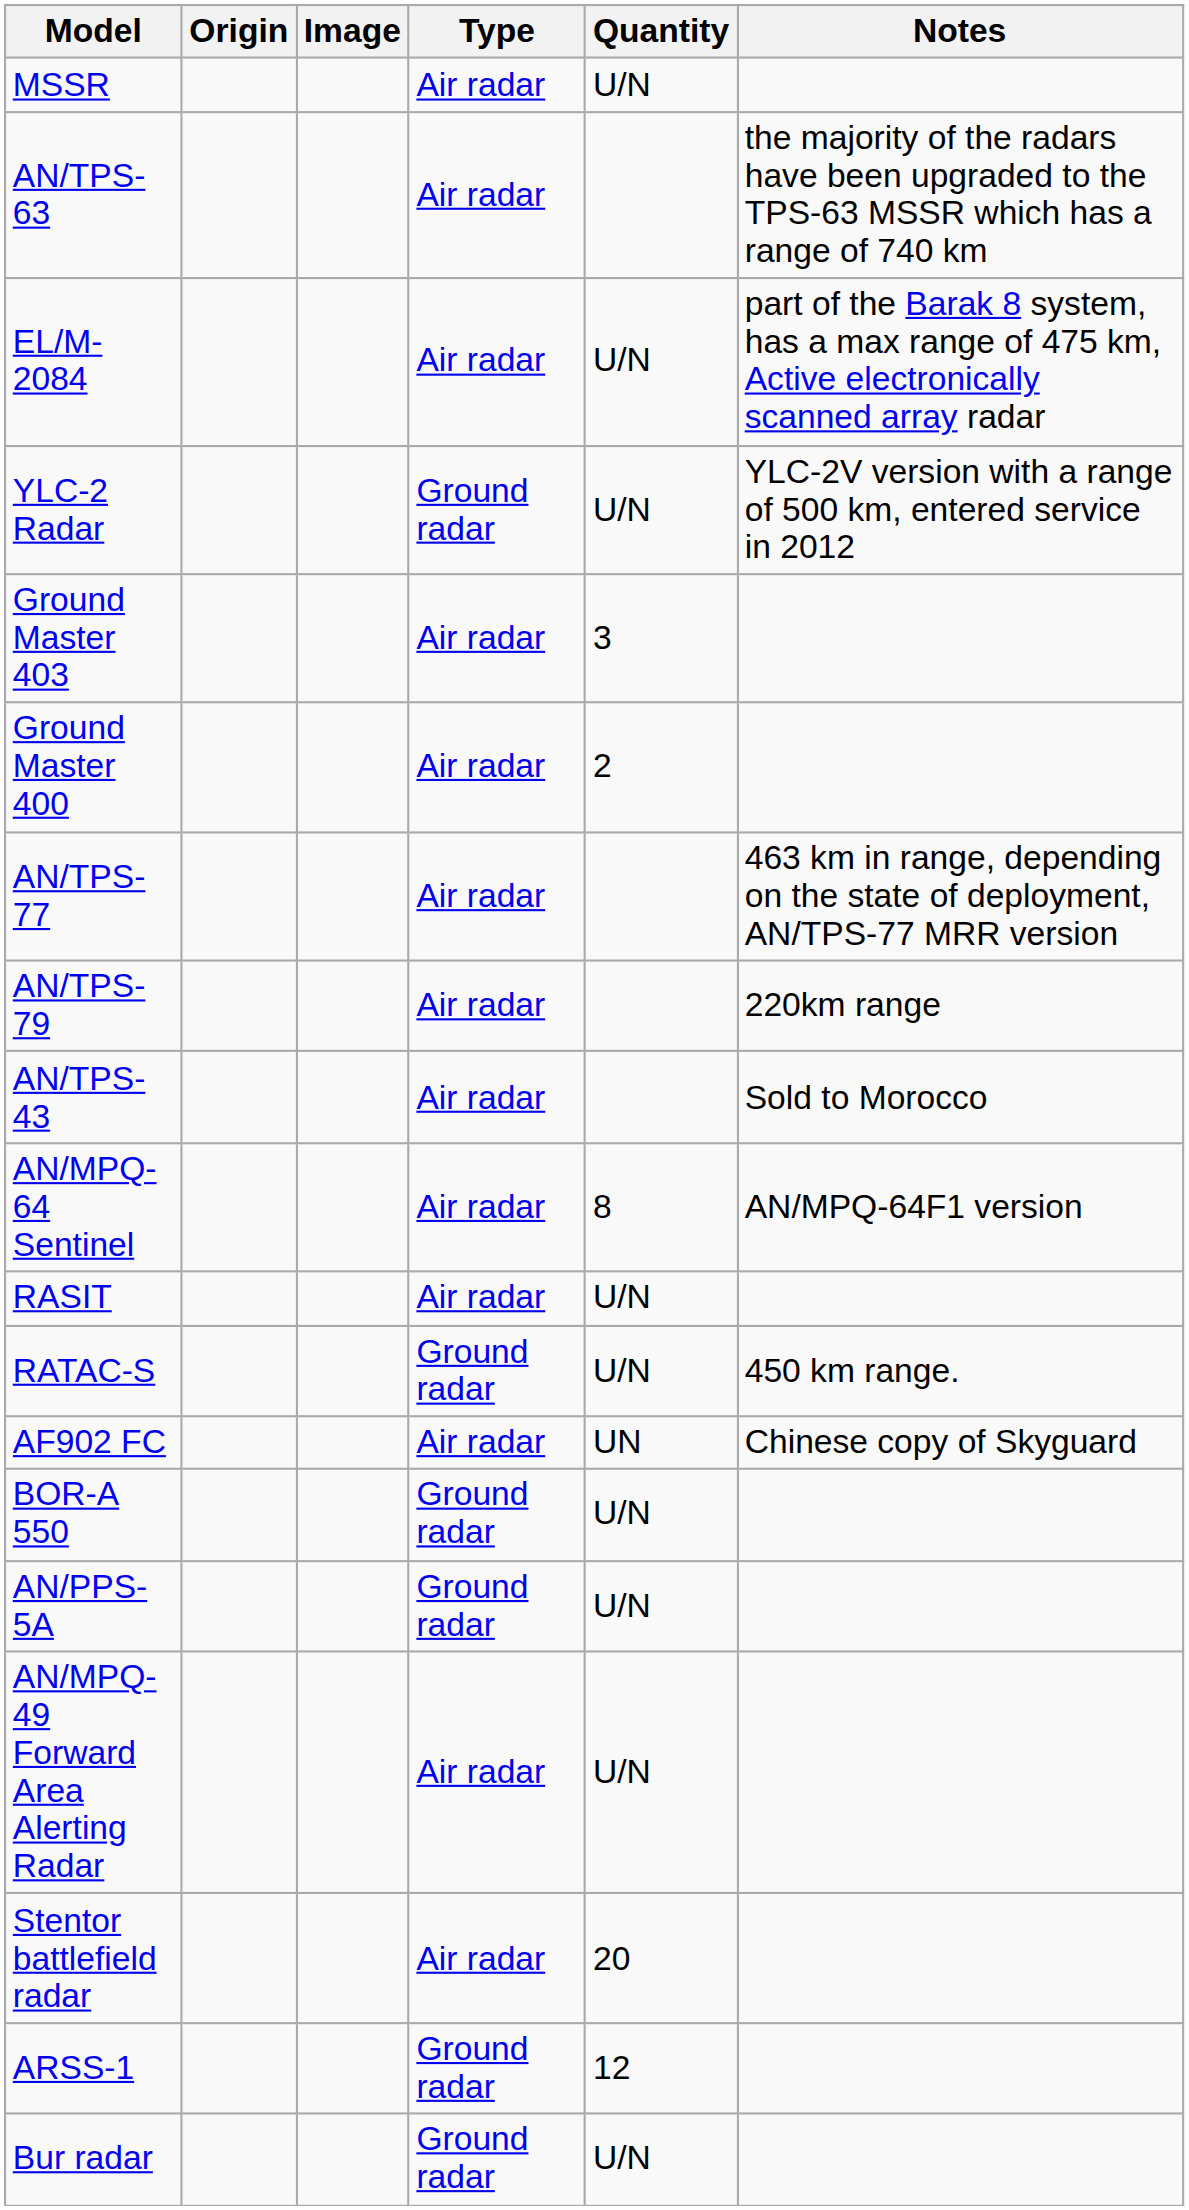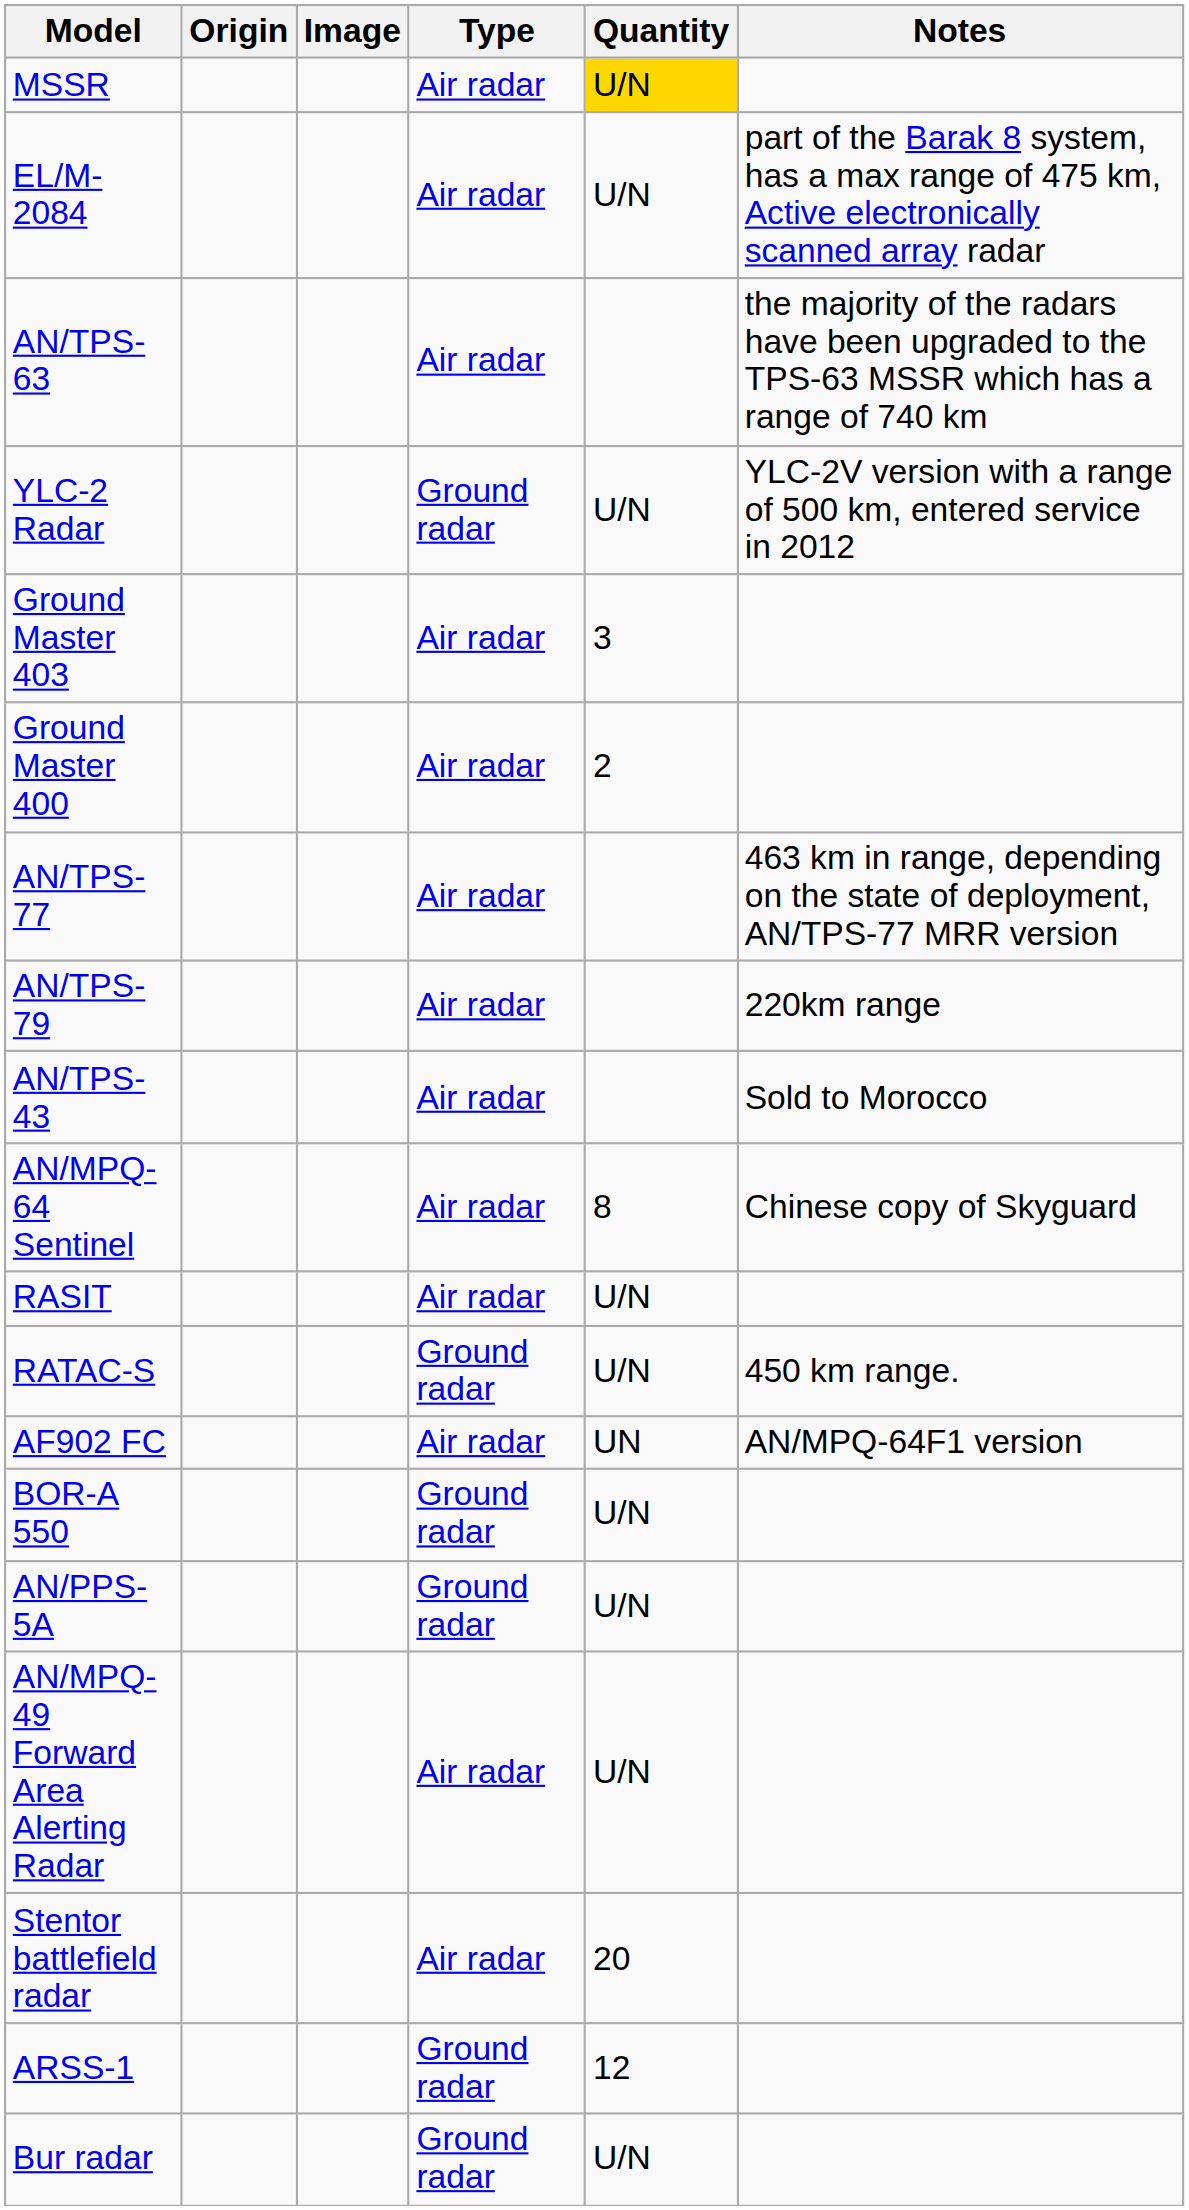(622, 84) no background -> (622, 84) gold background
rows swapped: (79, 194) <-> (58, 361)
(914, 1206) AN/MPQ-64F1 version -> (941, 1206) Chinese copy of Skyguard
(941, 1442) Chinese copy of Skyguard -> (914, 1442) AN/MPQ-64F1 version
